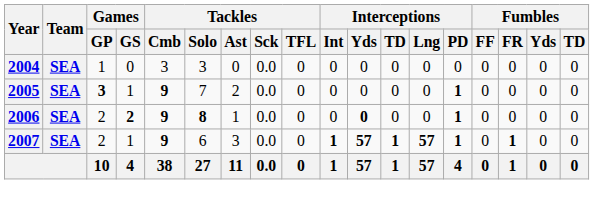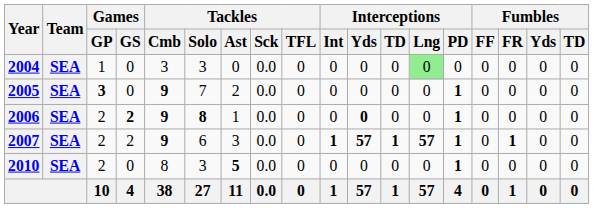(427, 66) no background -> (427, 66) lightgreen background
(130, 91) 1 -> (130, 91) 0
(130, 141) 1 -> (130, 141) 2
+ row: (24, 166)
